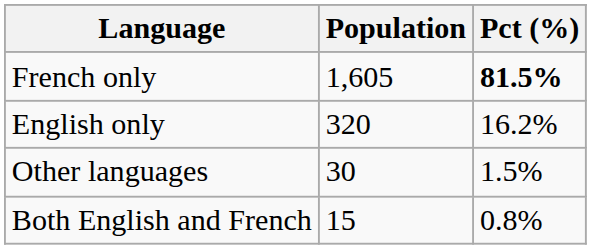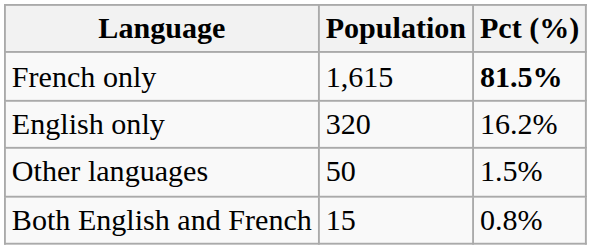(360, 76) 1,605 -> (360, 76) 1,615
(341, 171) 30 -> (341, 171) 50
